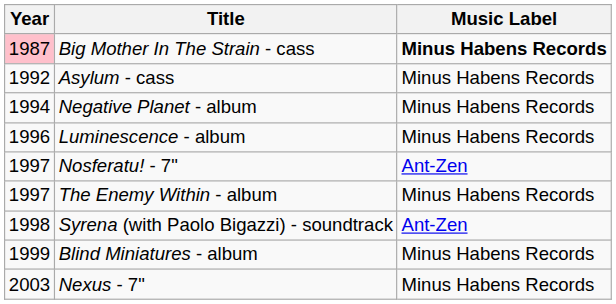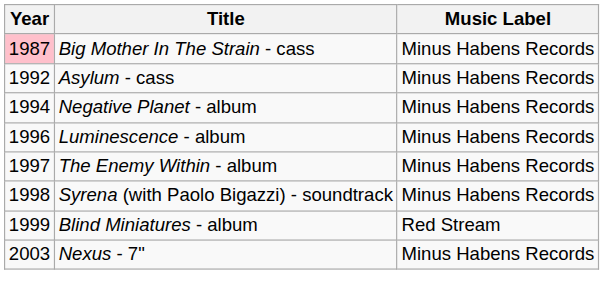(504, 48) bold -> (498, 48) normal
- row: (118, 166)
(435, 225) Ant-Zen -> (498, 195) Minus Habens Records
(498, 254) Minus Habens Records -> (451, 225) Red Stream
